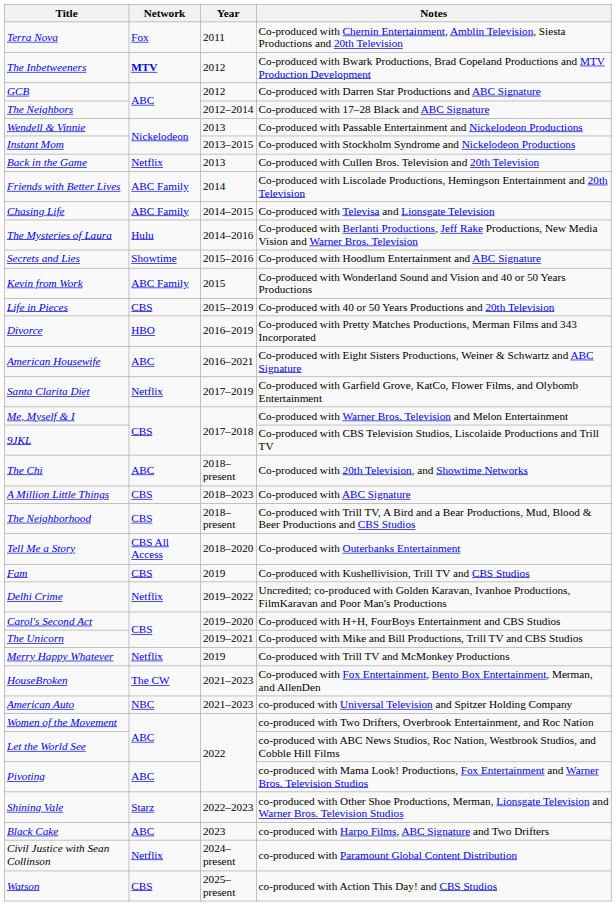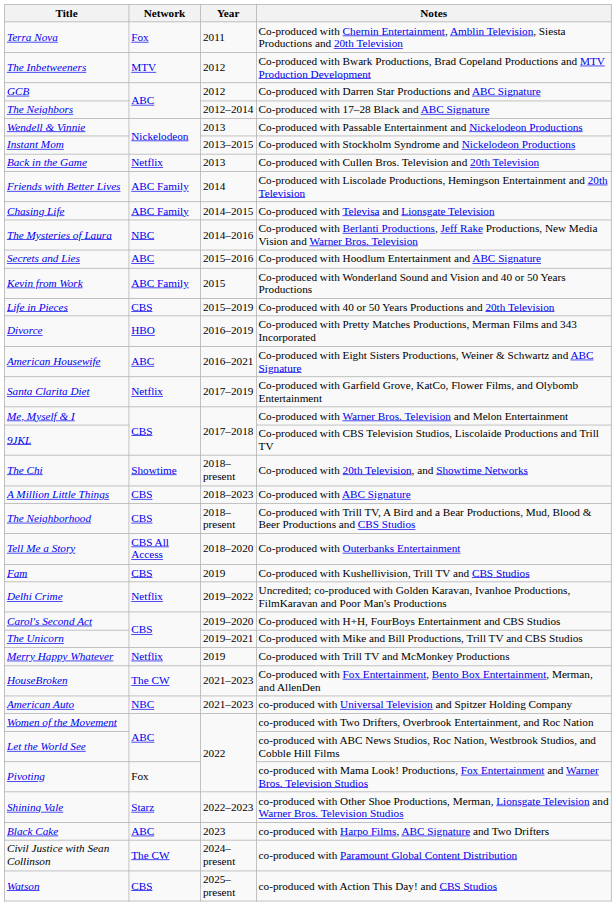(144, 67) bold -> (144, 67) normal
(142, 235) Hulu -> (143, 235) NBC
(154, 259) Showtime -> (143, 259) ABC
(143, 470) ABC -> (154, 470) Showtime
(143, 777) ABC -> (140, 777) Fox
(147, 855) Netflix -> (150, 855) The CW
